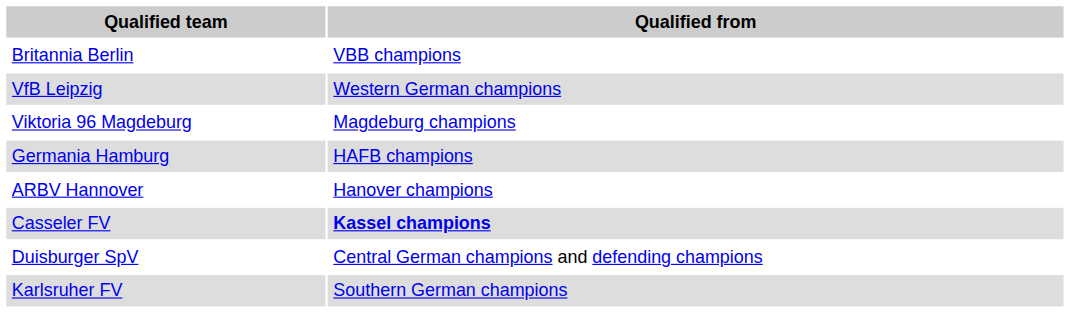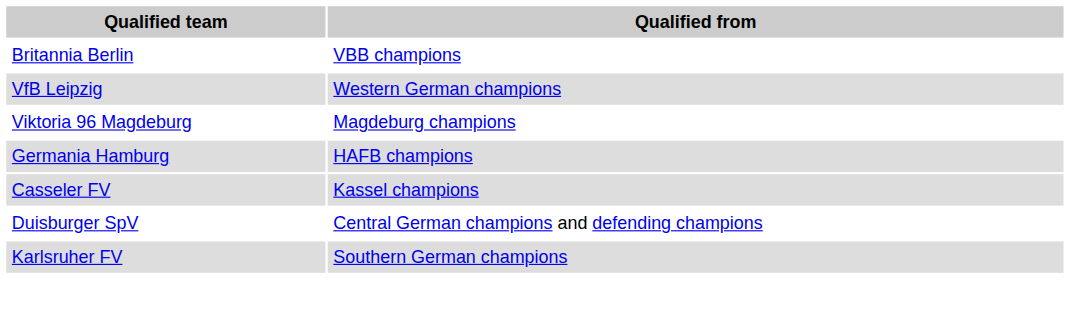- row: (78, 189)
(412, 223) bold -> (406, 189) normal
